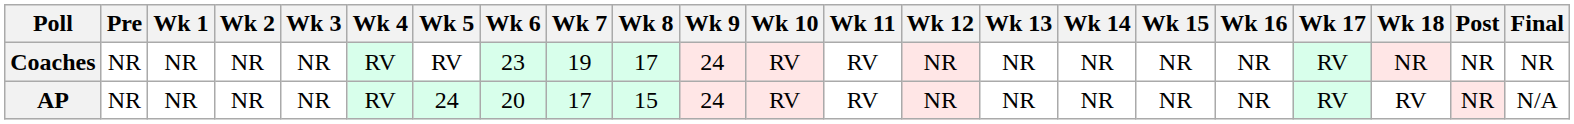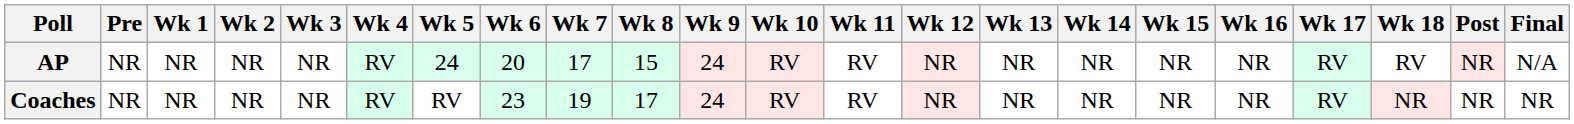rows swapped: (53, 99) <-> (53, 61)
